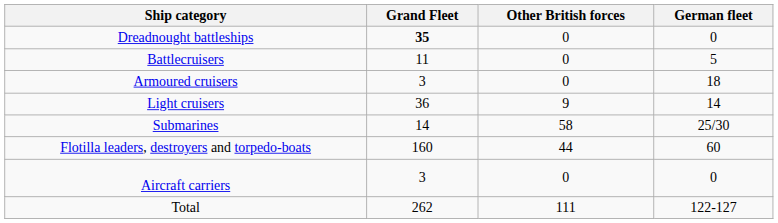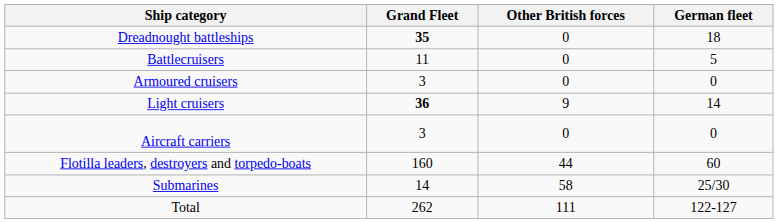(713, 37) 0 -> (713, 37) 18
(713, 81) 18 -> (713, 81) 0
(422, 103) normal -> (422, 103) bold
rows swapped: (186, 185) <-> (186, 125)
